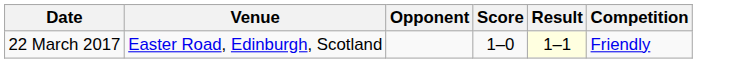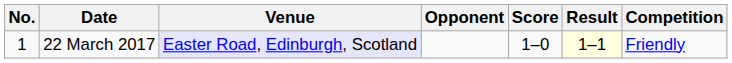+ column: (22, 17)
(255, 44) no background -> (290, 44) lavender background
